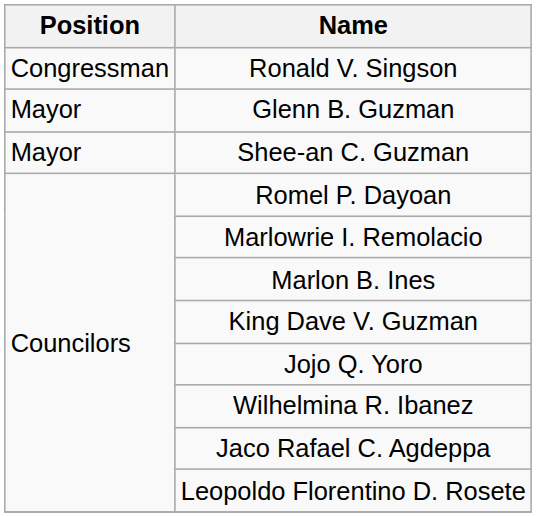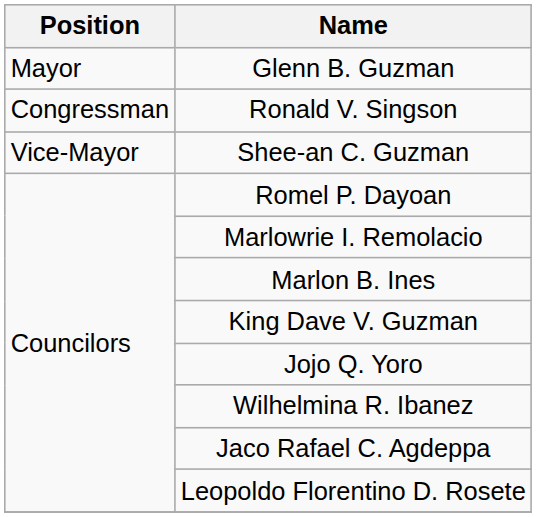rows swapped: (353, 68) <-> (353, 110)
(46, 153) Mayor -> (75, 153) Vice-Mayor
